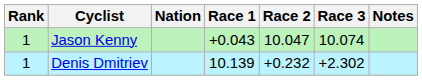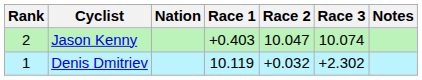(26, 39) 1 -> (26, 39) 2
(232, 39) +0.043 -> (232, 39) +0.403
(232, 63) 10.139 -> (232, 63) 10.119
(287, 63) +0.232 -> (287, 63) +0.032
